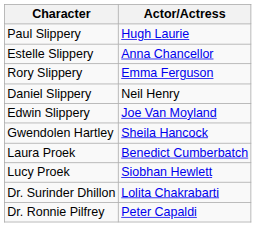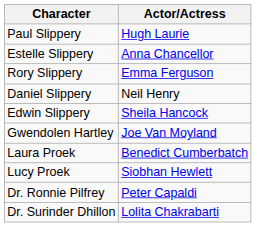(169, 113) Joe Van Moyland -> (165, 113) Sheila Hancock
(165, 133) Sheila Hancock -> (169, 133) Joe Van Moyland
rows swapped: (61, 192) <-> (56, 212)
